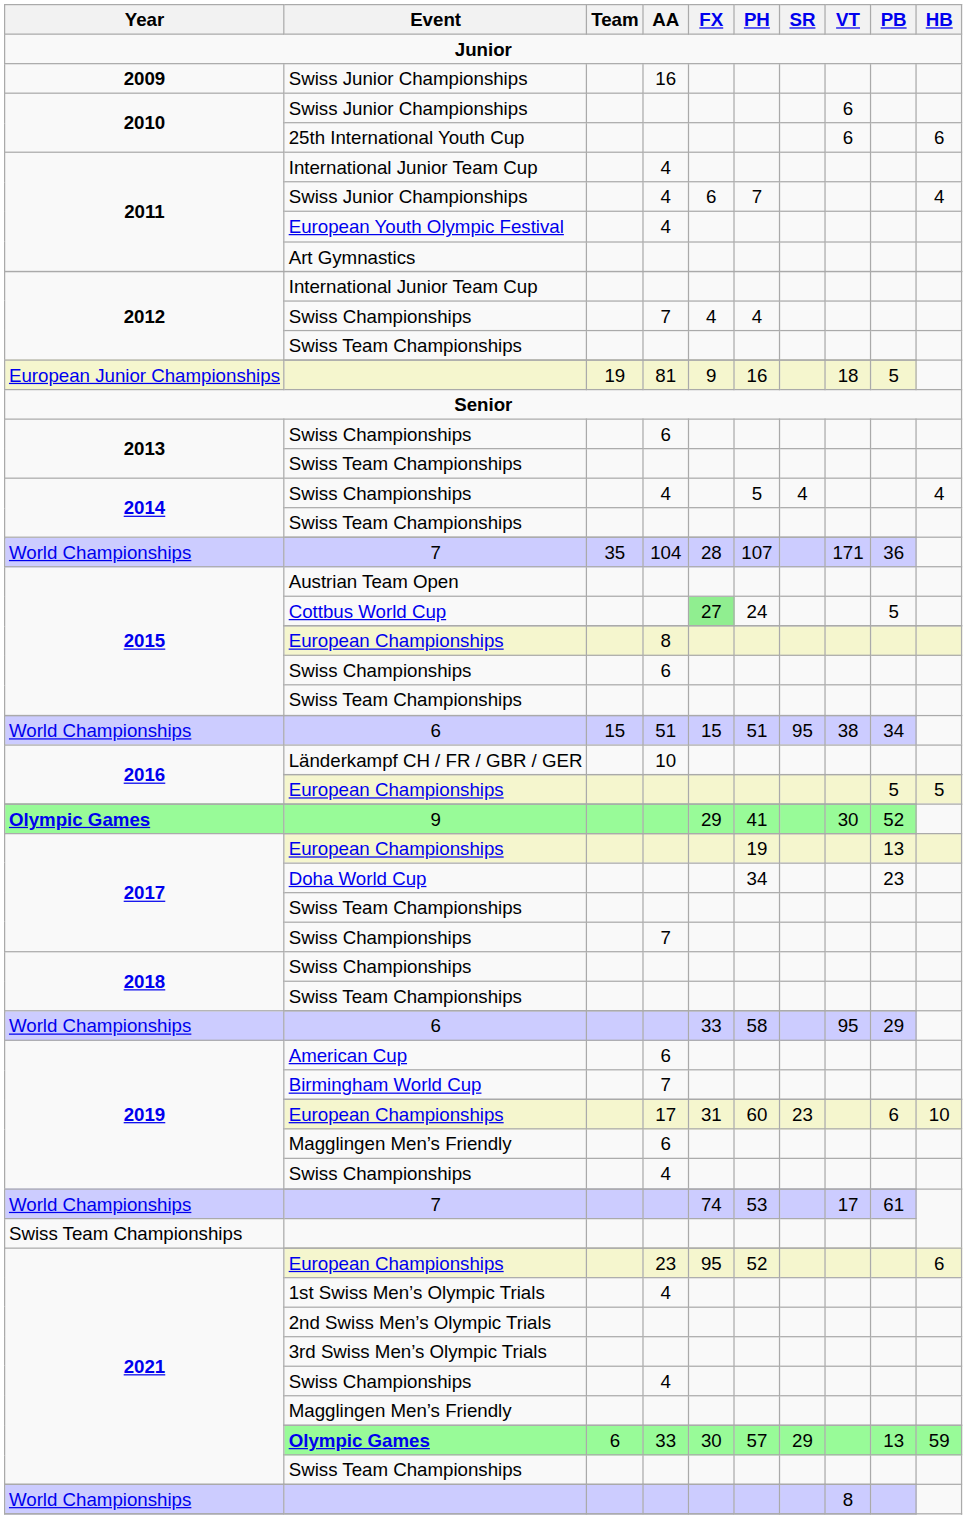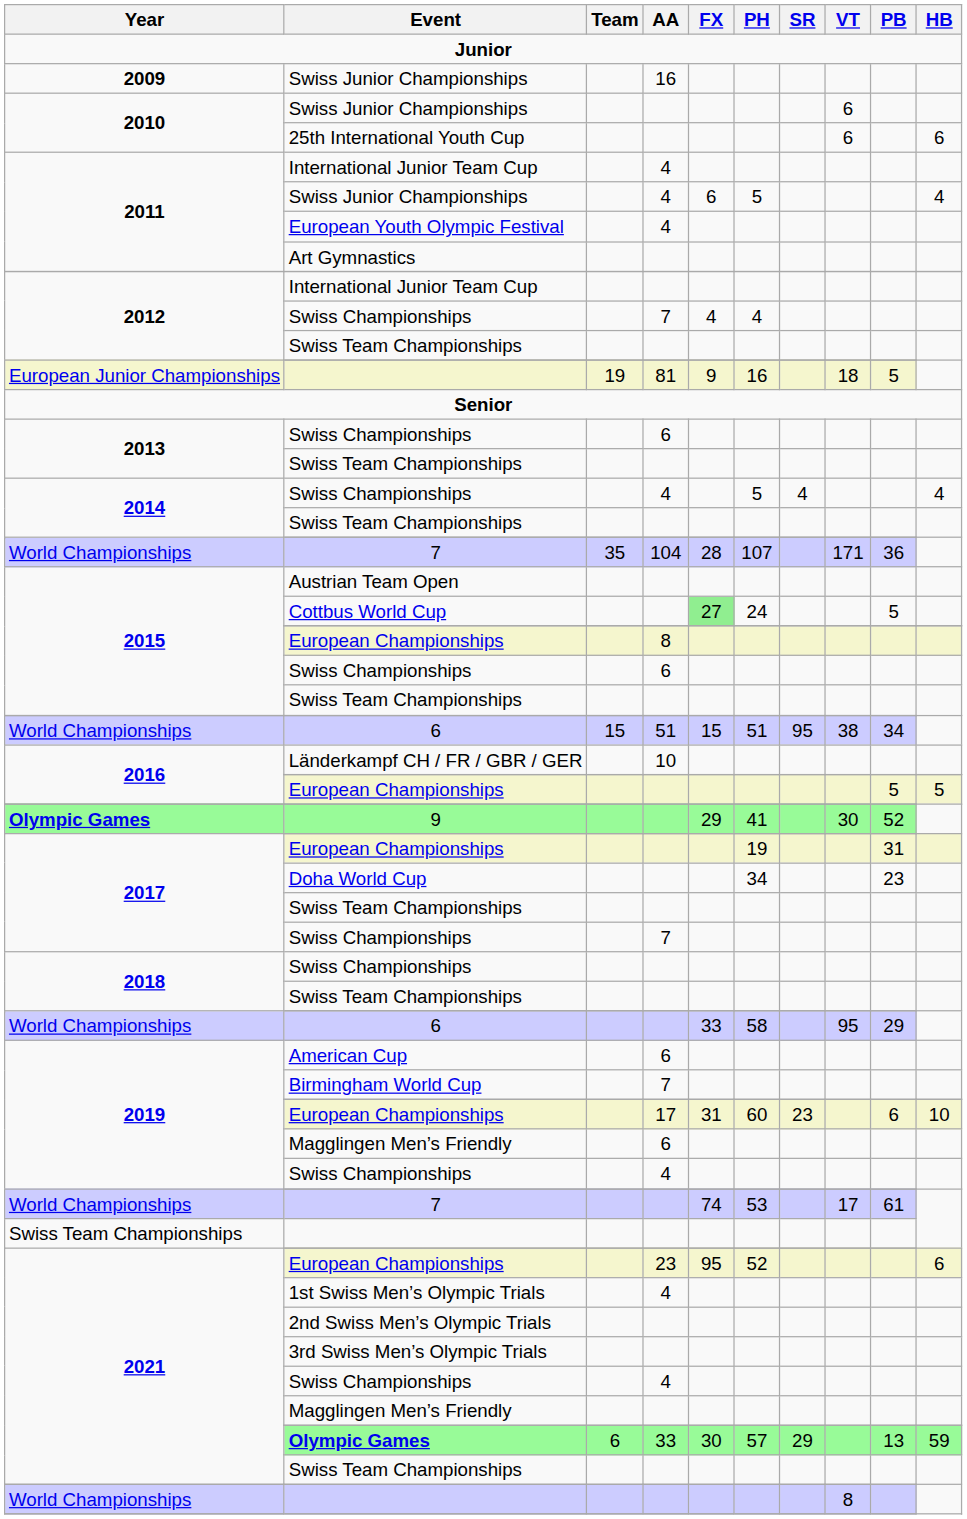(757, 197) 7 -> (757, 197) 5
(894, 848) 13 -> (894, 848) 31
